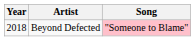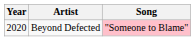(17, 28) 2018 -> (17, 28) 2020
